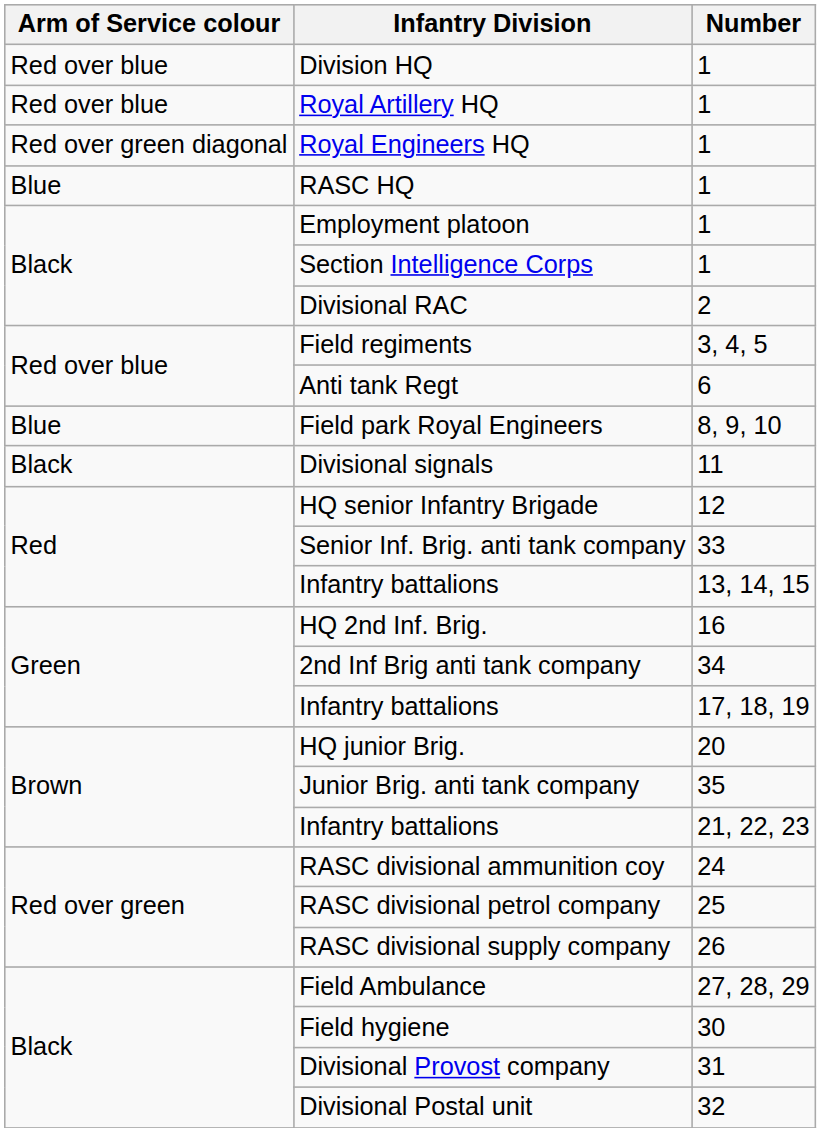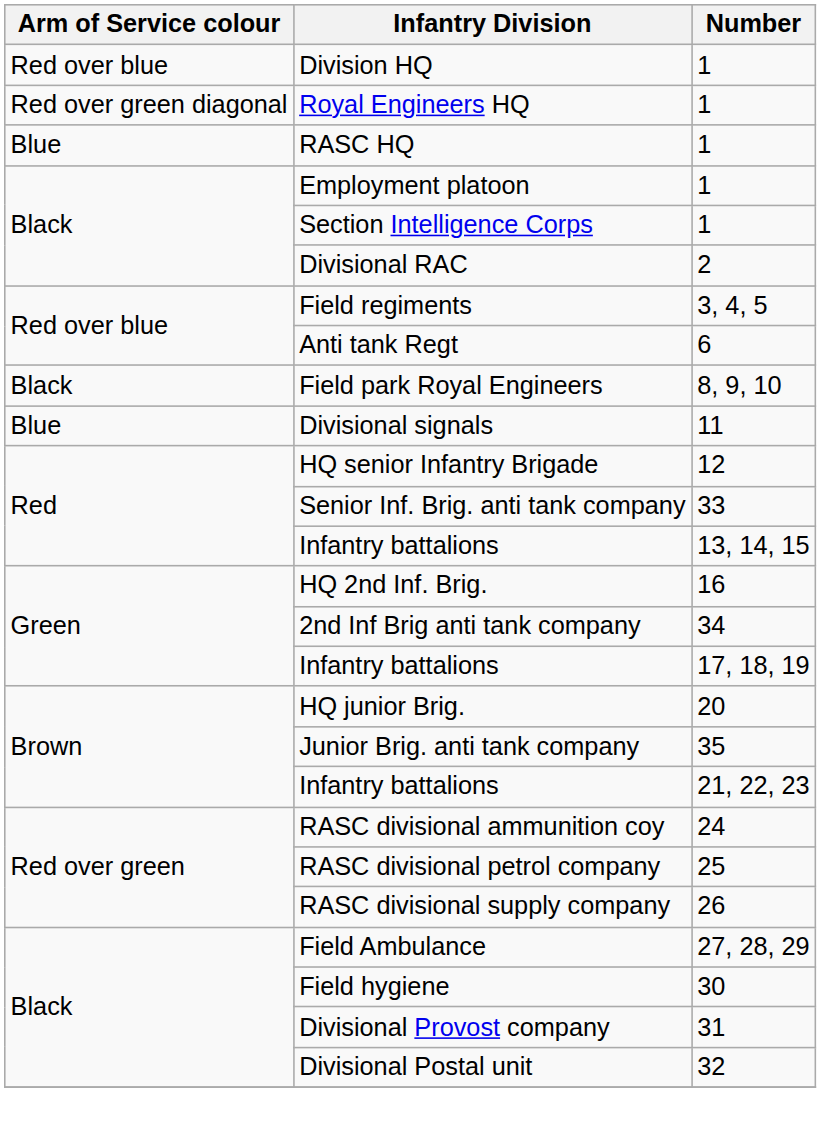- row: (399, 104)
(36, 425) Blue -> (42, 385) Black
(42, 465) Black -> (36, 425) Blue
